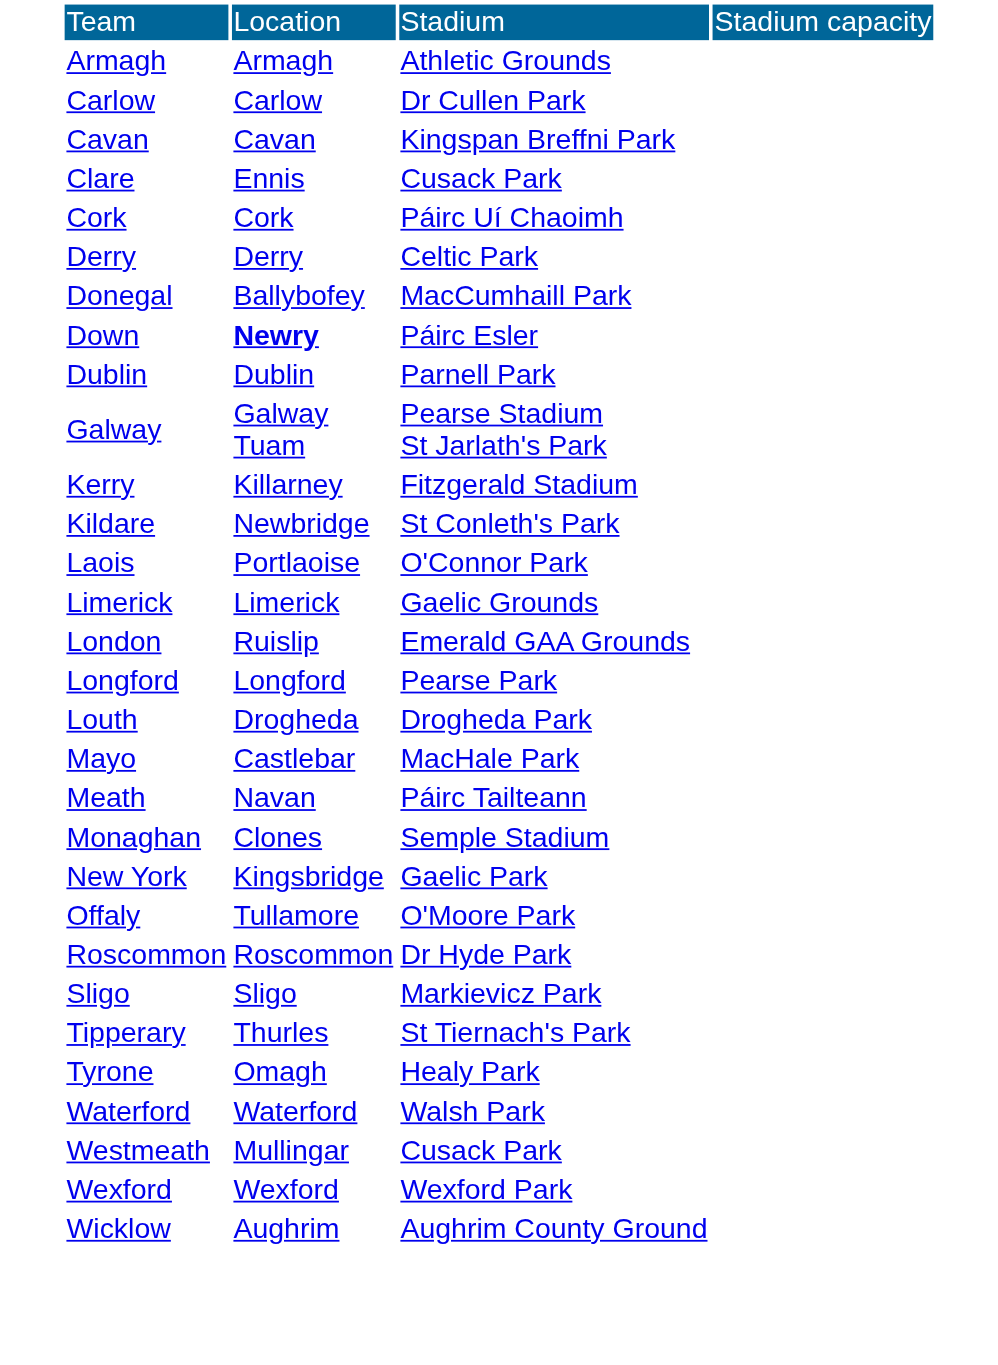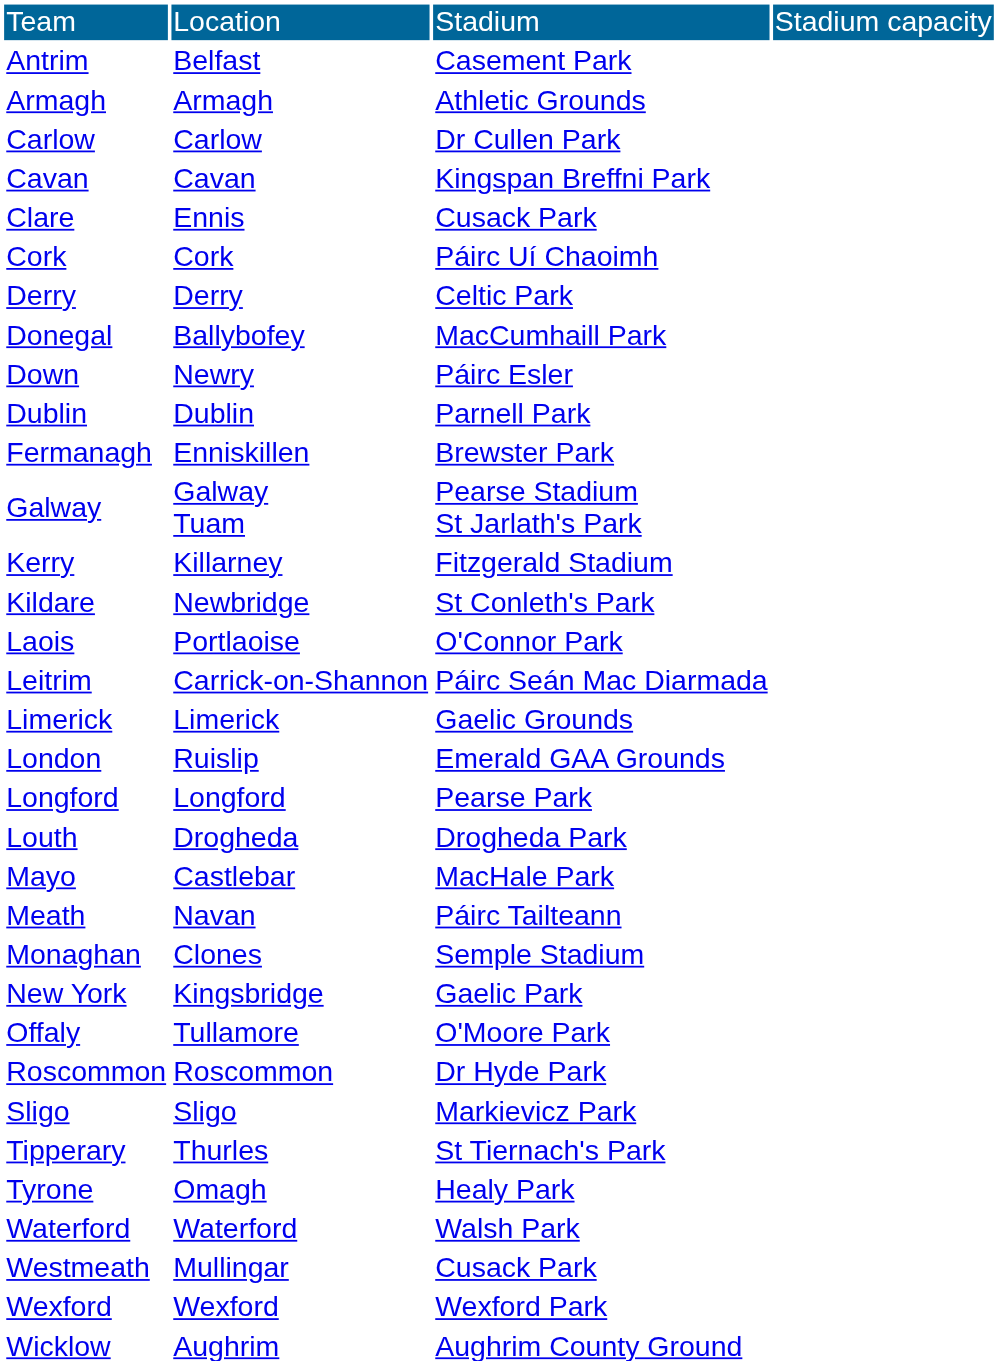+ row: (47, 61)
(276, 335) bold -> (214, 374) normal
+ row: (79, 452)
+ row: (49, 680)
